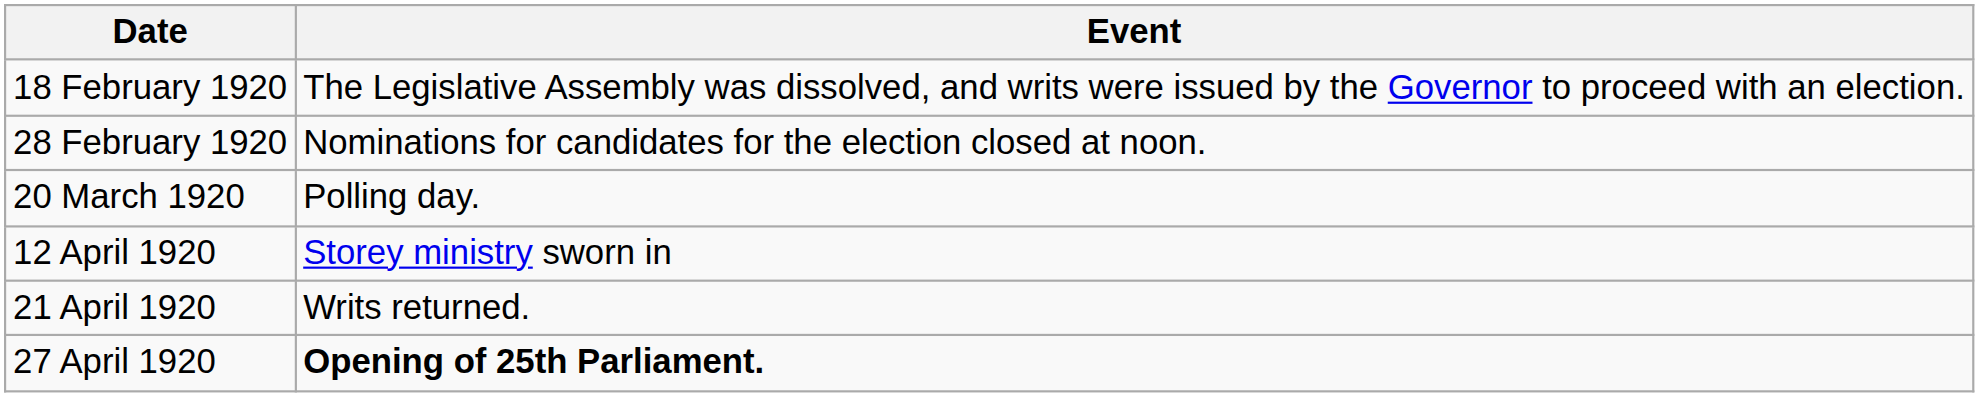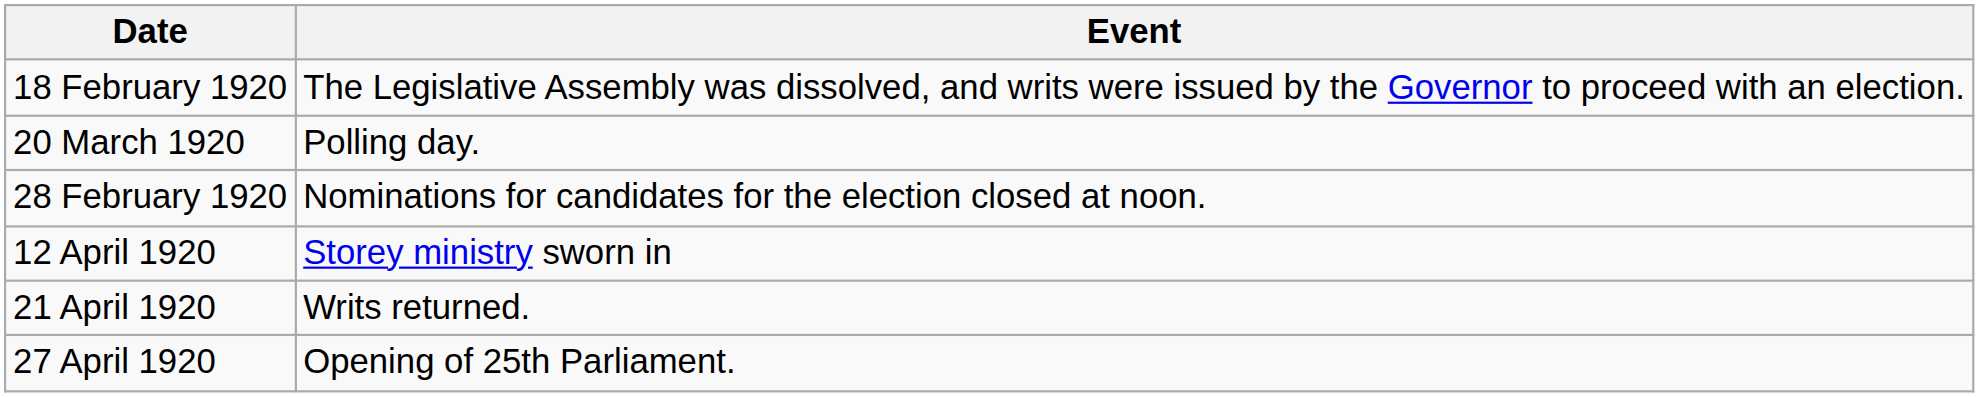rows swapped: (150, 142) <-> (129, 197)
(534, 362) bold -> (519, 362) normal
